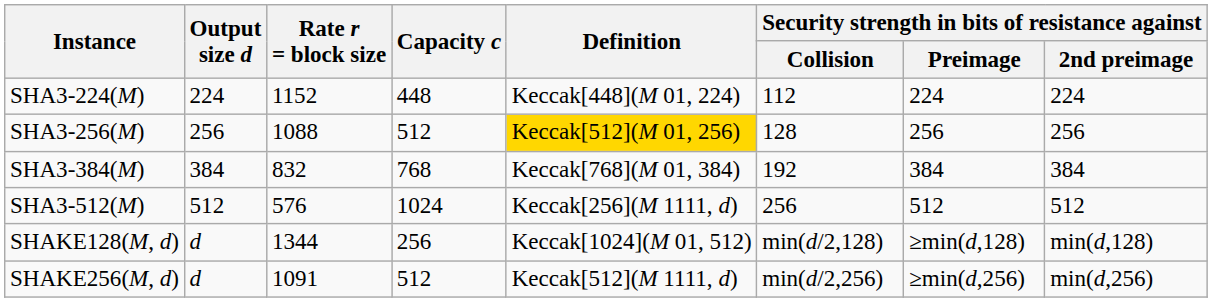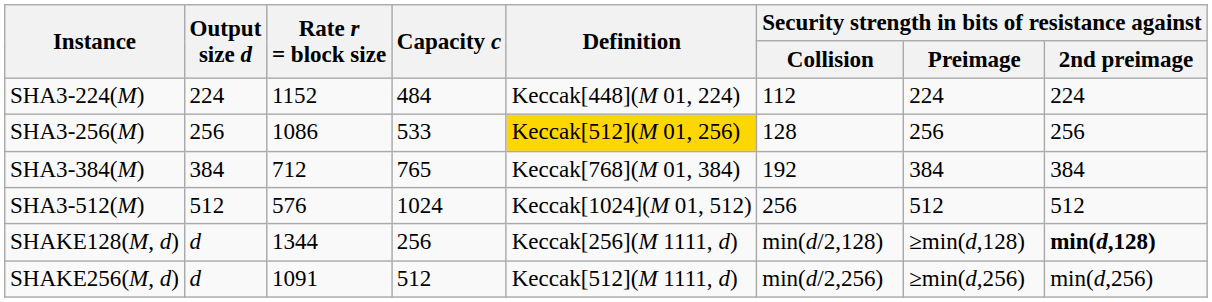(414, 95) 448 -> (414, 95) 484
(295, 132) 1088 -> (295, 132) 1086
(414, 132) 512 -> (414, 132) 533
(289, 168) 832 -> (289, 168) 712
(414, 168) 768 -> (414, 168) 765
(625, 205) Keccak[256](M 1111, d) -> (632, 205) Keccak[1024](M 01, 512)
(632, 242) Keccak[1024](M 01, 512) -> (625, 242) Keccak[256](M 1111, d)
(1102, 242) normal -> (1103, 242) bold
